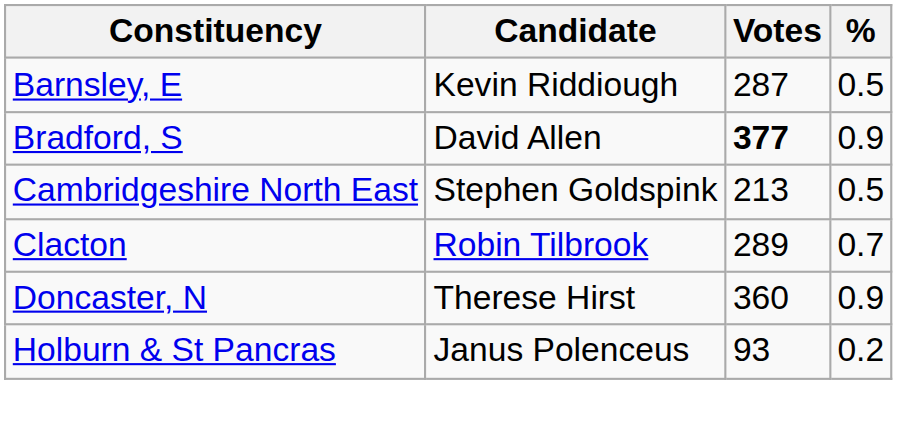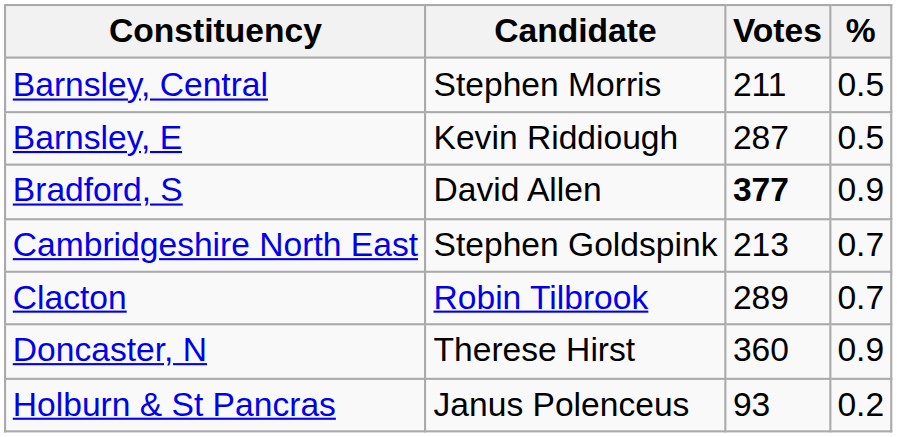+ row: (140, 84)
(861, 191) 0.5 -> (861, 244) 0.7
